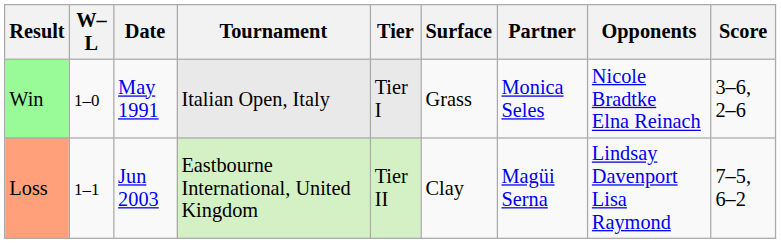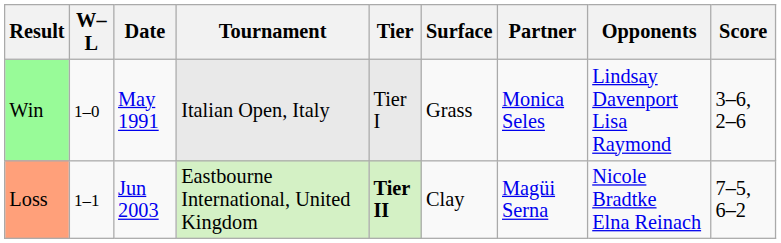(646, 98) Nicole Bradtke Elna Reinach -> (635, 109) Lindsay Davenport Lisa Raymond
(391, 187) normal -> (392, 199) bold
(635, 187) Lindsay Davenport Lisa Raymond -> (647, 199) Nicole Bradtke Elna Reinach
